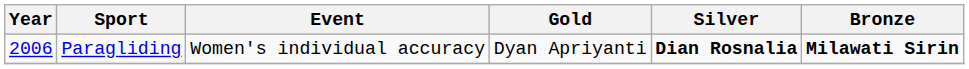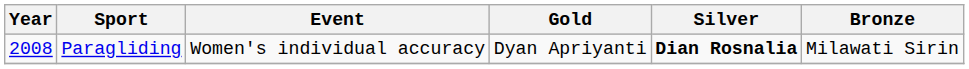(31, 49) 2006 -> (31, 49) 2008
(882, 49) bold -> (882, 49) normal
